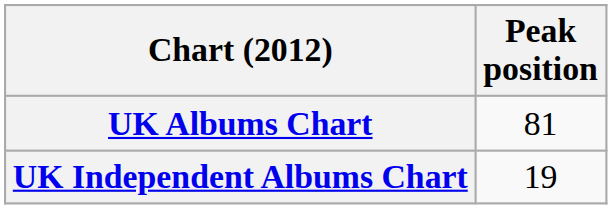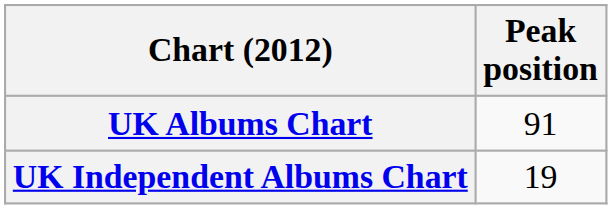(541, 122) 81 -> (541, 122) 91
